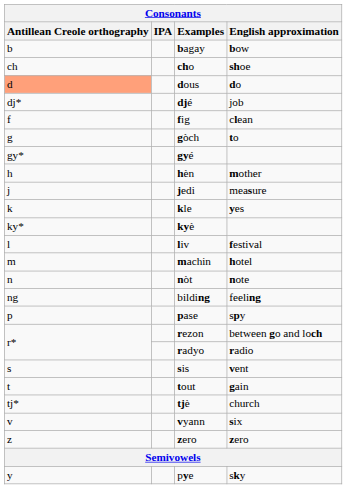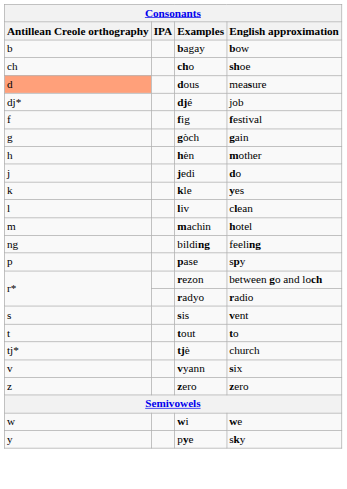(235, 84) do -> (248, 84) measure
(241, 119) clean -> (246, 119) festival
(234, 137) to -> (239, 137) gain
- row: (185, 155)
(248, 191) measure -> (235, 173) do
- row: (186, 226)
(246, 244) festival -> (241, 208) clean
- row: (185, 279)
(239, 386) gain -> (234, 333) to
+ row: (183, 421)
